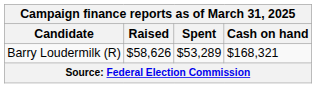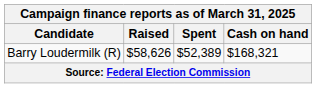(199, 53) $53,289 -> (199, 53) $52,389
